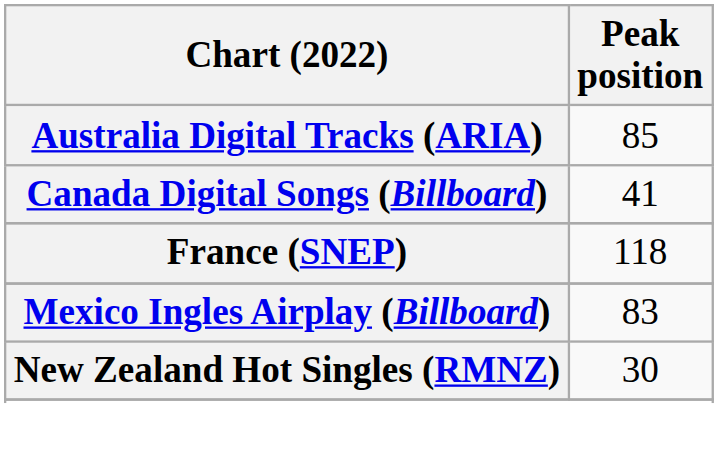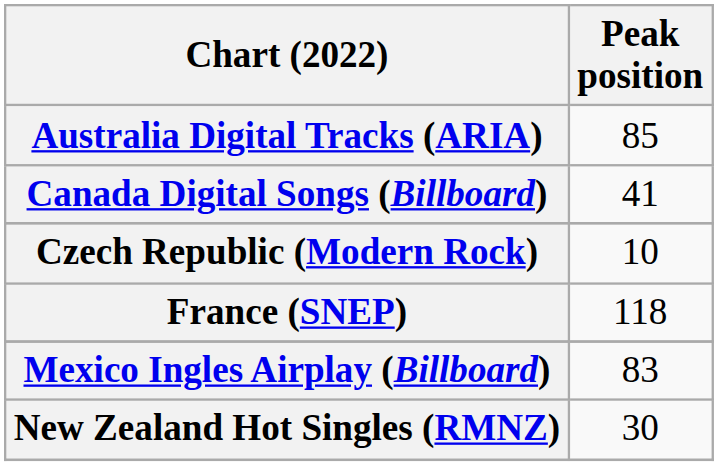+ row: (287, 252)
